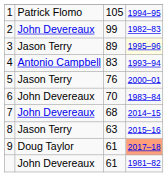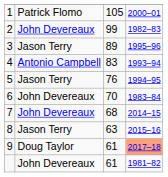(144, 13) 1994–95 -> (144, 13) 2000–01
(144, 46) lightyellow background -> (144, 46) no background
(144, 80) 2000–01 -> (144, 80) 1994–95
